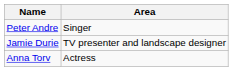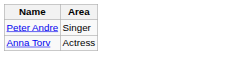- row: (33, 43)
